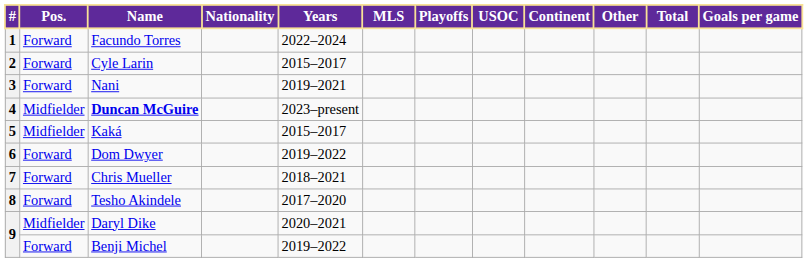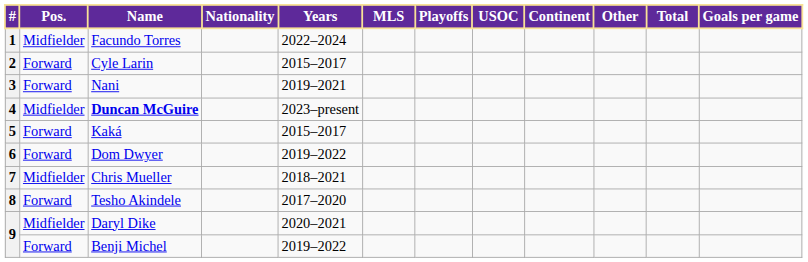(47, 40) Forward -> (54, 40) Midfielder
(54, 131) Midfielder -> (47, 131) Forward
(47, 177) Forward -> (54, 177) Midfielder
